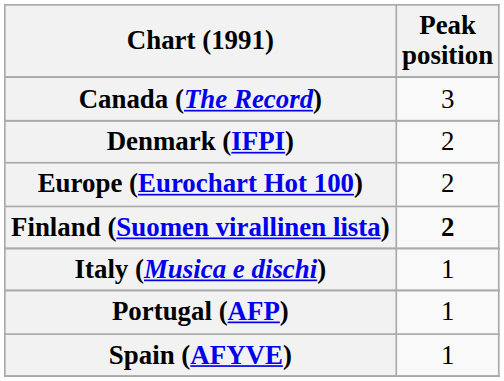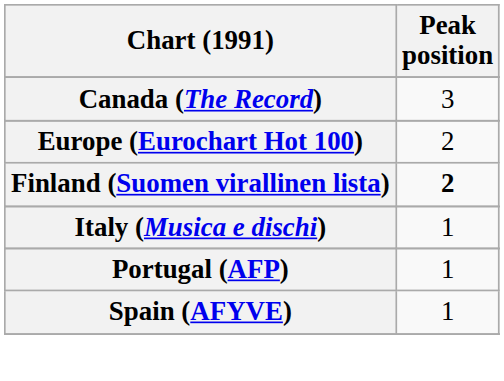- row: (200, 141)
